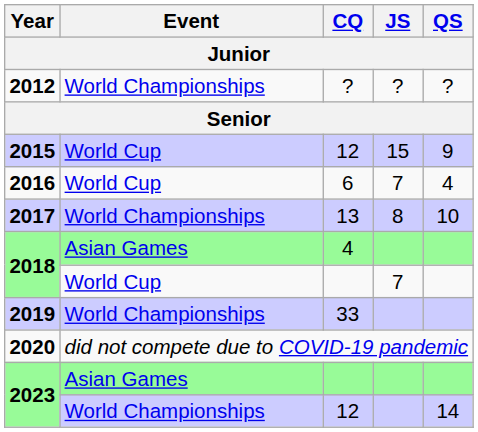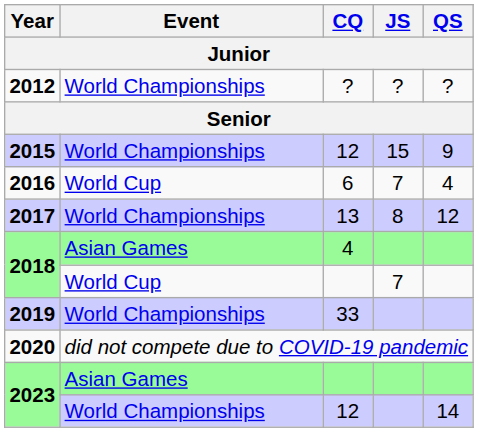(113, 151) World Cup -> (165, 151) World Championships
(448, 216) 10 -> (448, 216) 12
